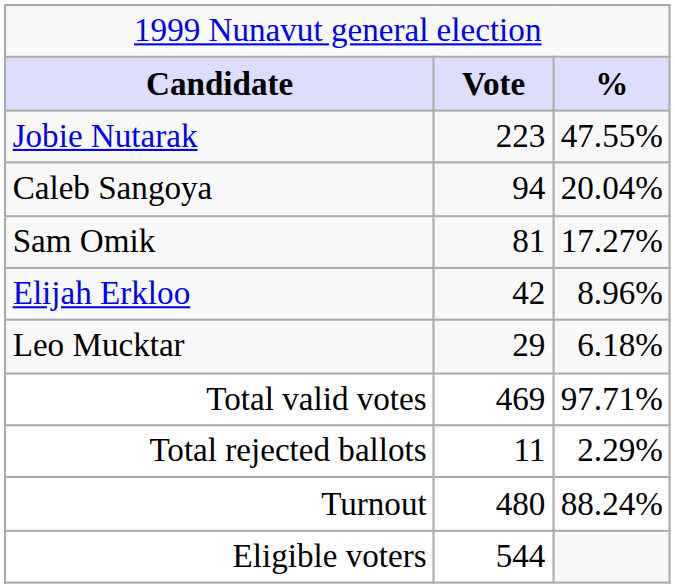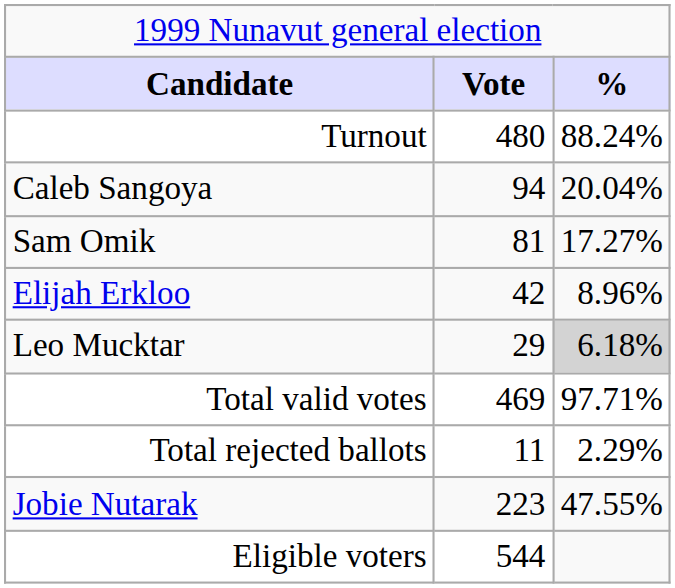rows swapped: (105, 135) <-> (374, 503)
(620, 345) no background -> (620, 345) lightgrey background
